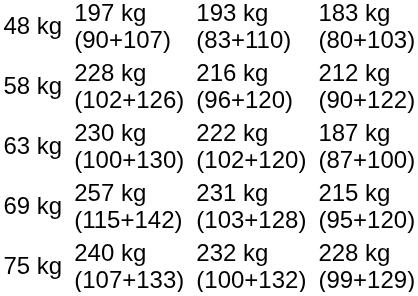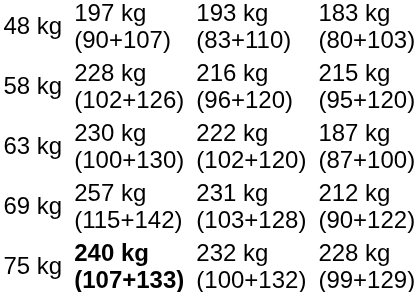(367, 86) 212 kg (90+122) -> (367, 86) 215 kg (95+120)
(367, 206) 215 kg (95+120) -> (367, 206) 212 kg (90+122)
(129, 266) normal -> (129, 266) bold
